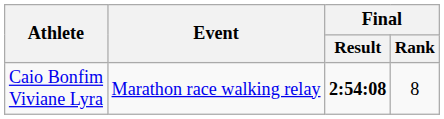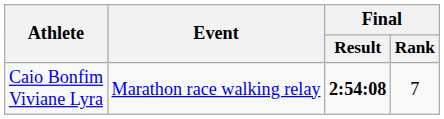(415, 88) 8 -> (415, 88) 7
